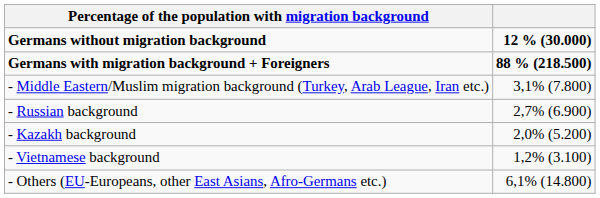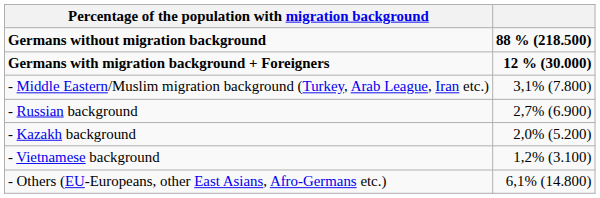(547, 39) 12 % (30.000) -> (544, 39) 88 % (218.500)
(544, 63) 88 % (218.500) -> (547, 63) 12 % (30.000)
